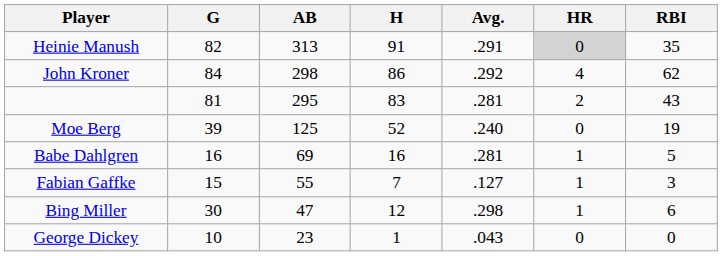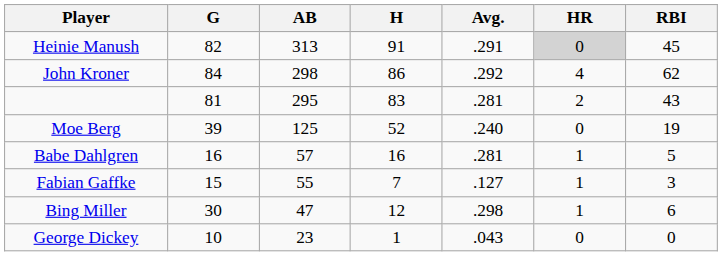(671, 45) 35 -> (671, 45) 45
(305, 155) 69 -> (305, 155) 57
